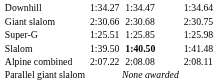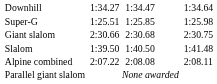rows swapped: (21, 35) <-> (30, 21)
(140, 48) bold -> (140, 48) normal
